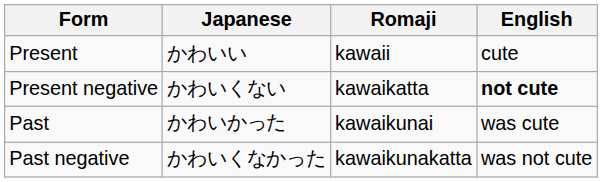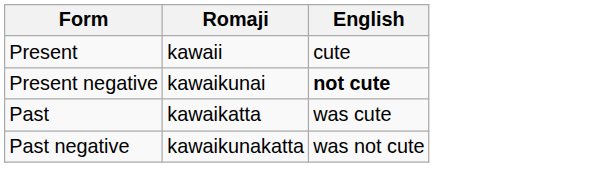- column: (247, 20)
(382, 88) kawaikatta -> (216, 83) kawaikunai
(384, 123) kawaikunai -> (214, 114) kawaikatta
